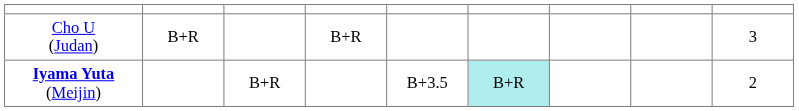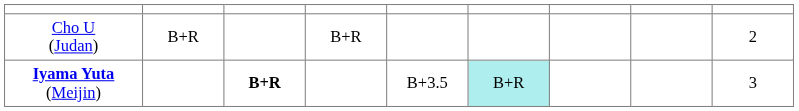(753, 36) 3 -> (753, 36) 2
(265, 83) normal -> (265, 83) bold
(753, 83) 2 -> (753, 83) 3
